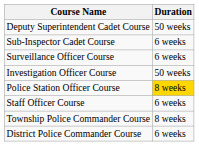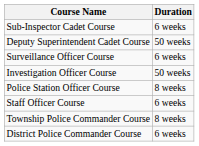rows swapped: (78, 27) <-> (61, 42)
(170, 88) gold background -> (170, 88) no background
